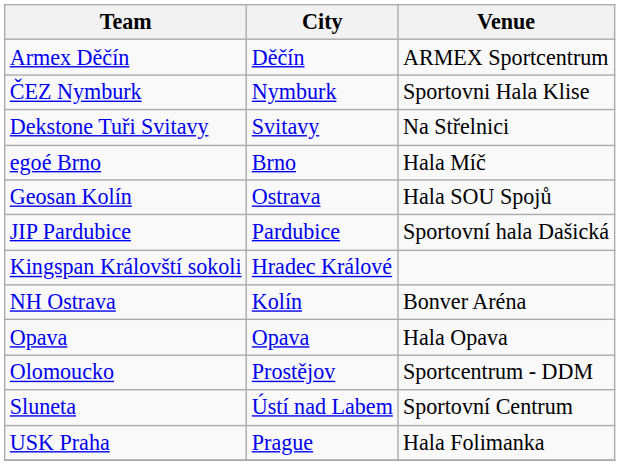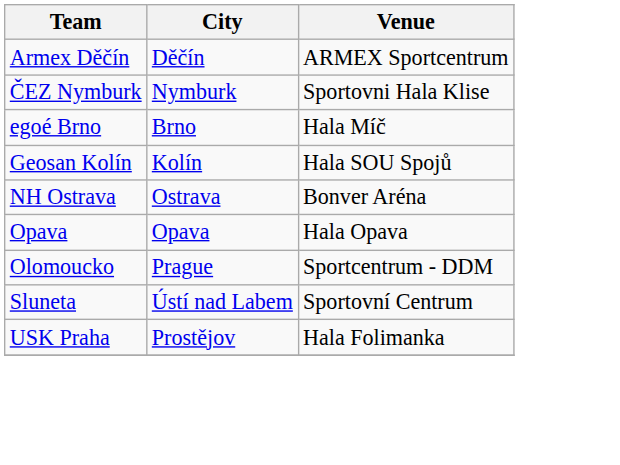- row: (109, 127)
(286, 197) Ostrava -> (177, 162) Kolín
- row: (70, 232)
- row: (126, 267)
(277, 302) Kolín -> (186, 197) Ostrava
(294, 372) Prostějov -> (182, 267) Prague
(282, 442) Prague -> (194, 337) Prostějov
